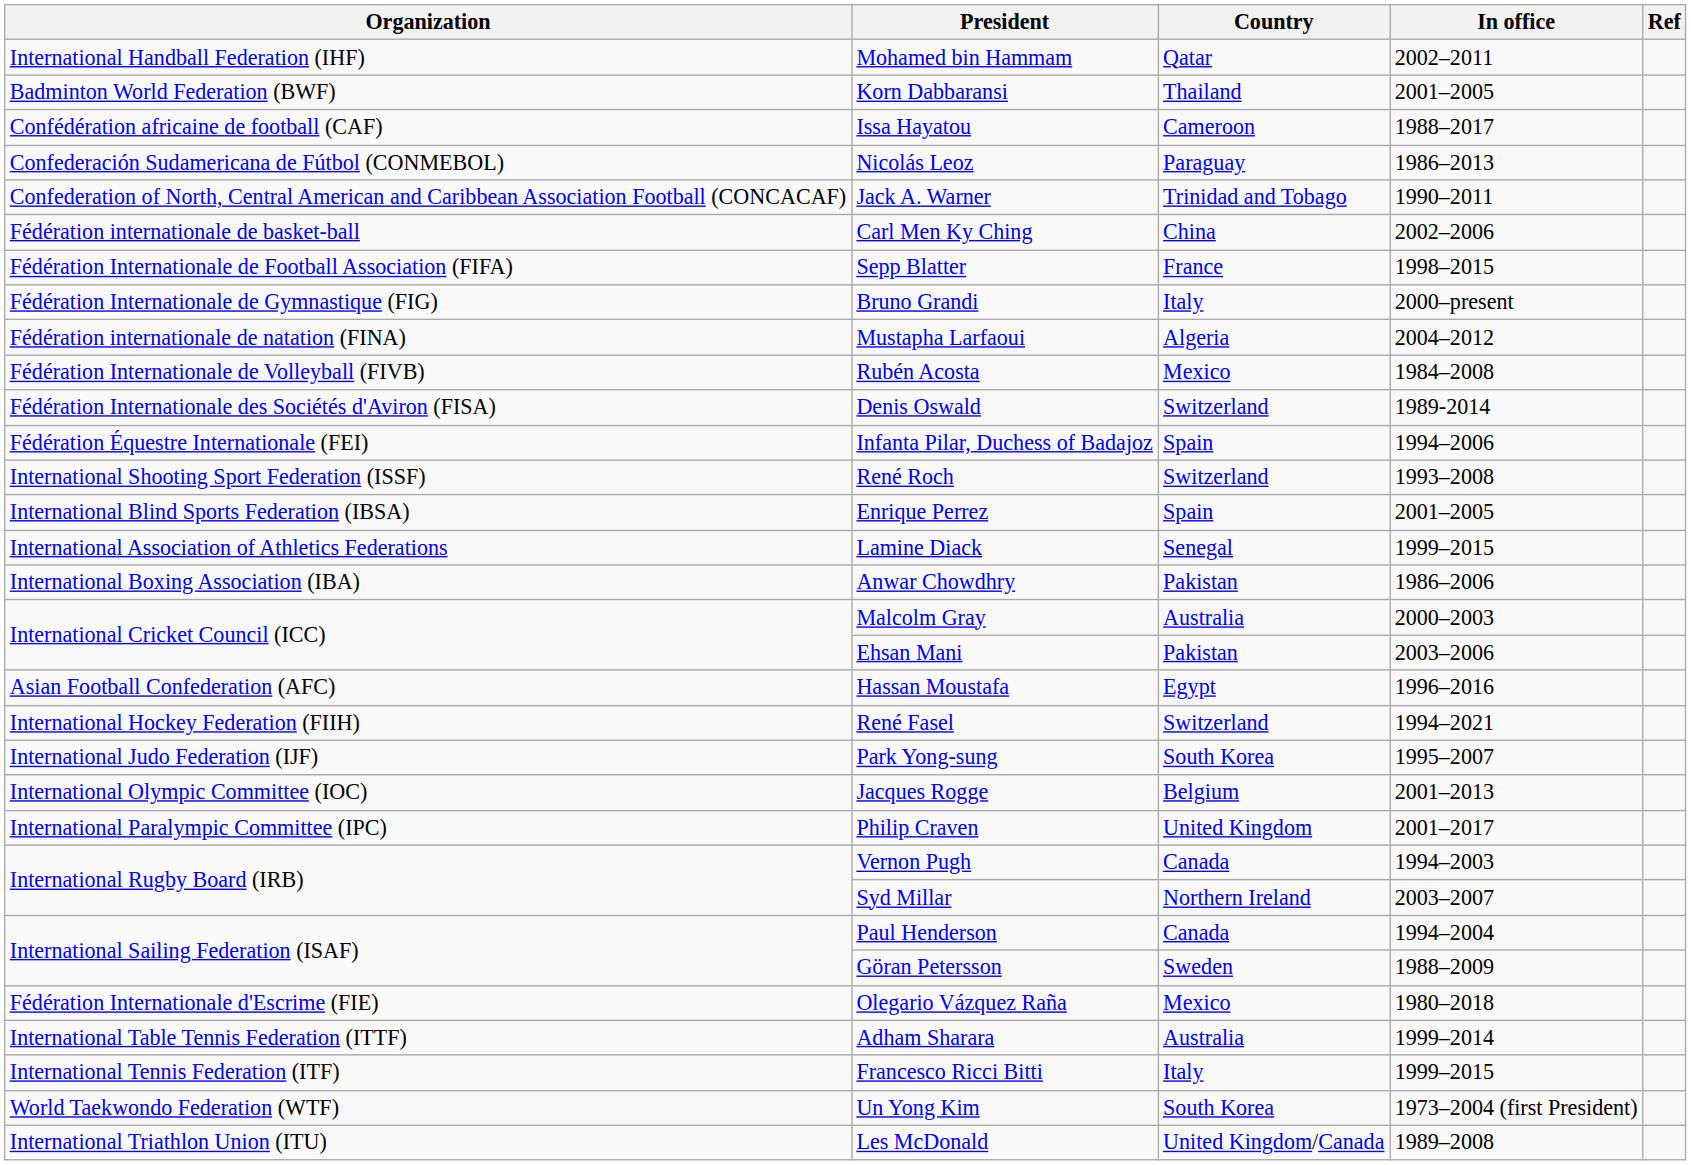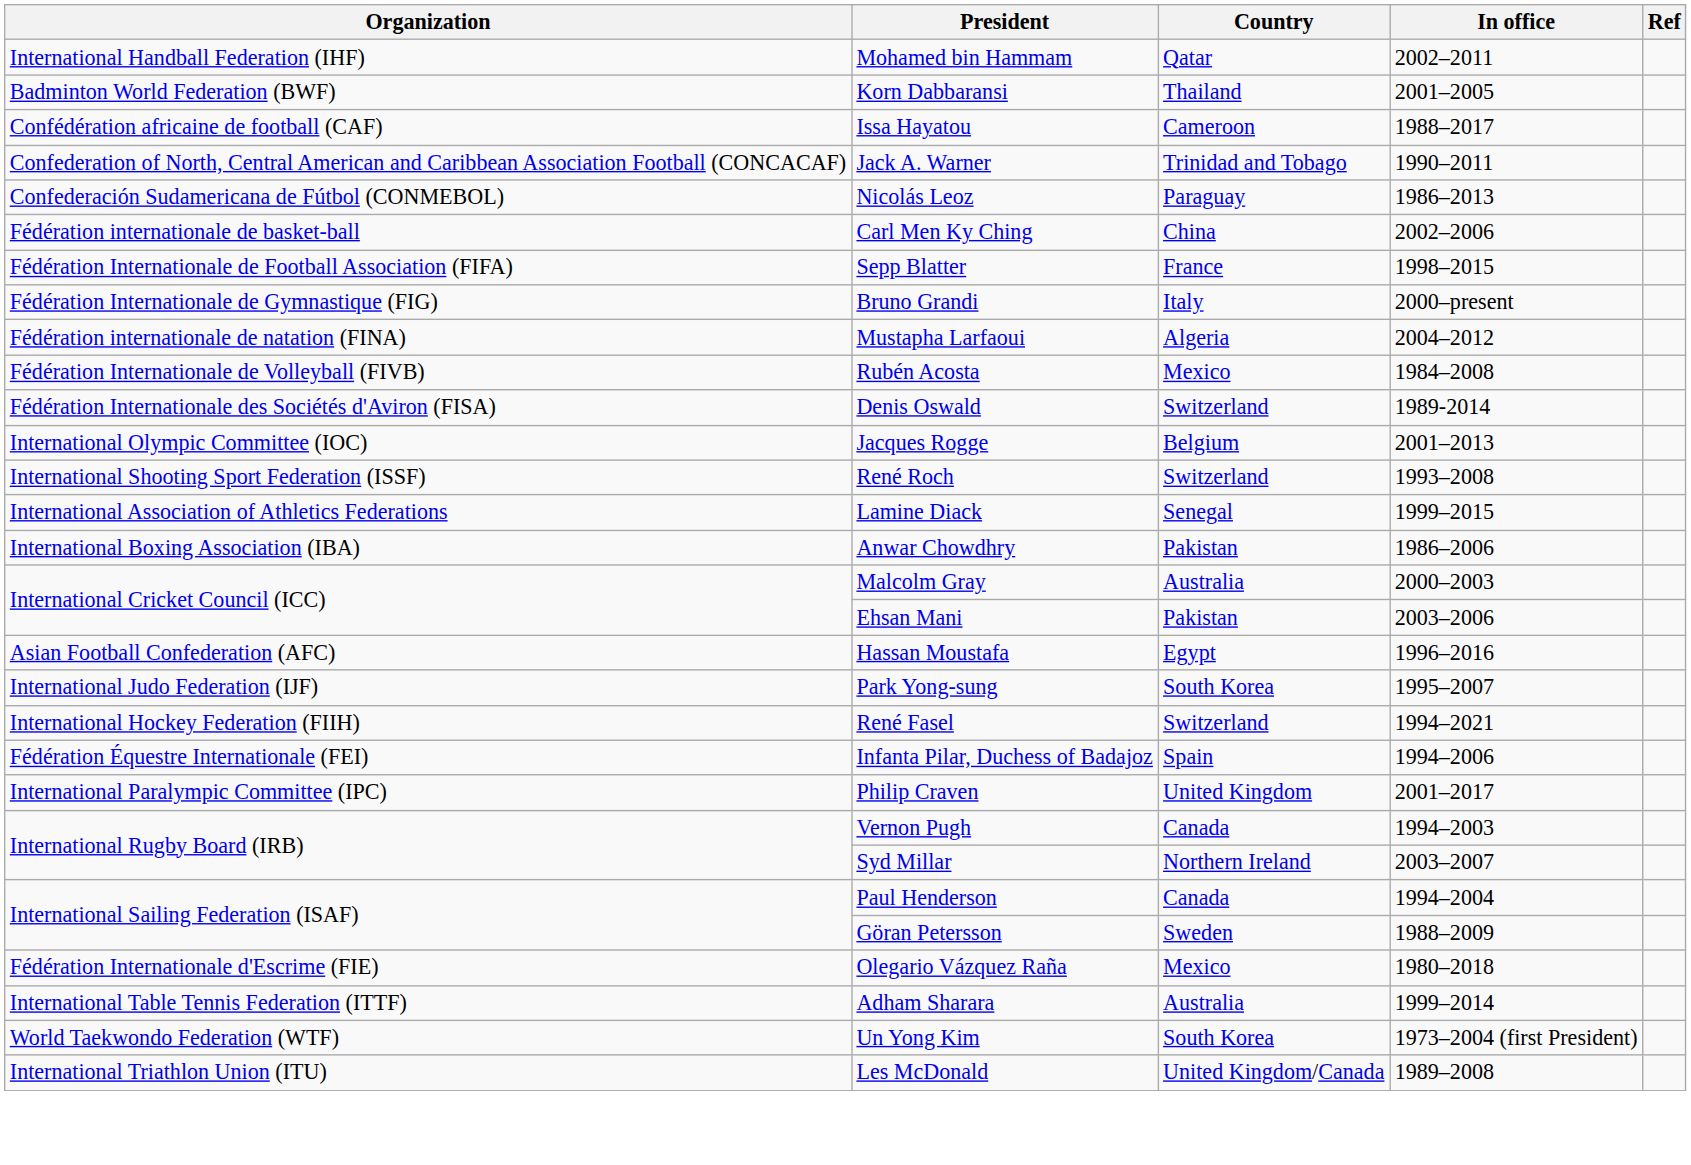rows swapped: (924, 197) <-> (915, 162)
rows swapped: (1005, 442) <-> (922, 792)
- row: (922, 512)
rows swapped: (905, 722) <-> (927, 757)
- row: (950, 1072)
